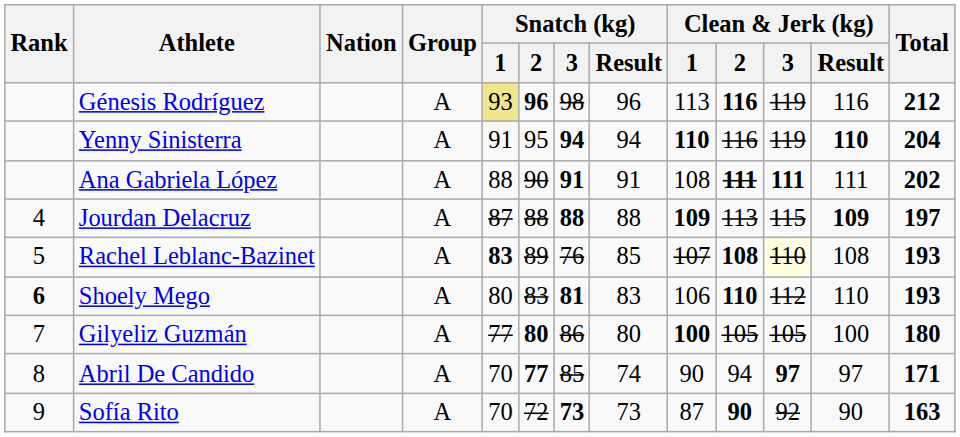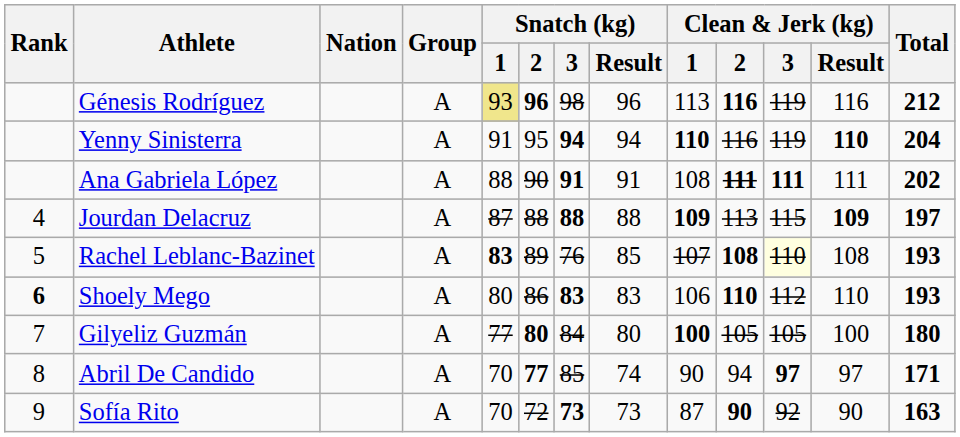(536, 295) 83 -> (536, 295) 86
(572, 295) 81 -> (572, 295) 83
(572, 334) 86 -> (572, 334) 84
